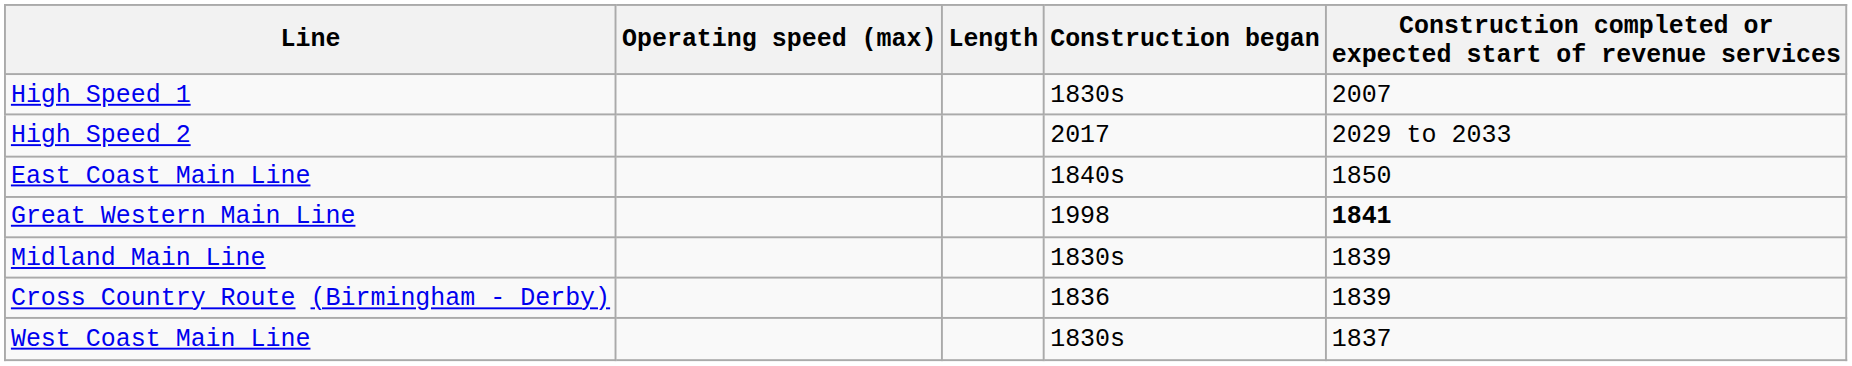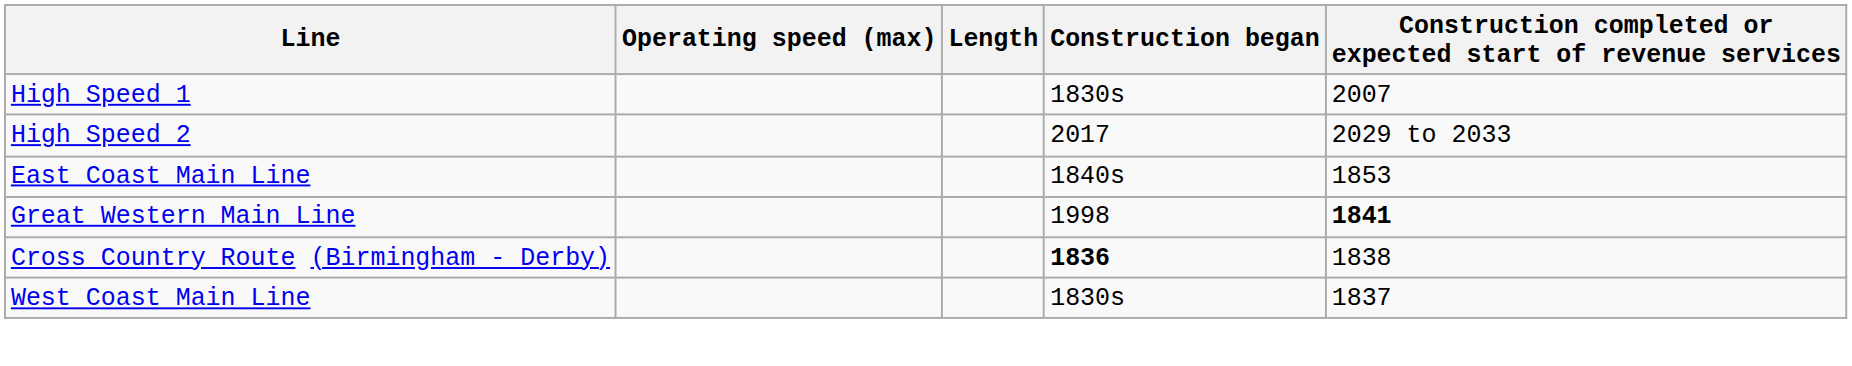(1362, 176) 1850 -> (1362, 176) 1853
- row: (138, 257)
(1080, 298) normal -> (1080, 257) bold
(1362, 298) 1839 -> (1362, 257) 1838
